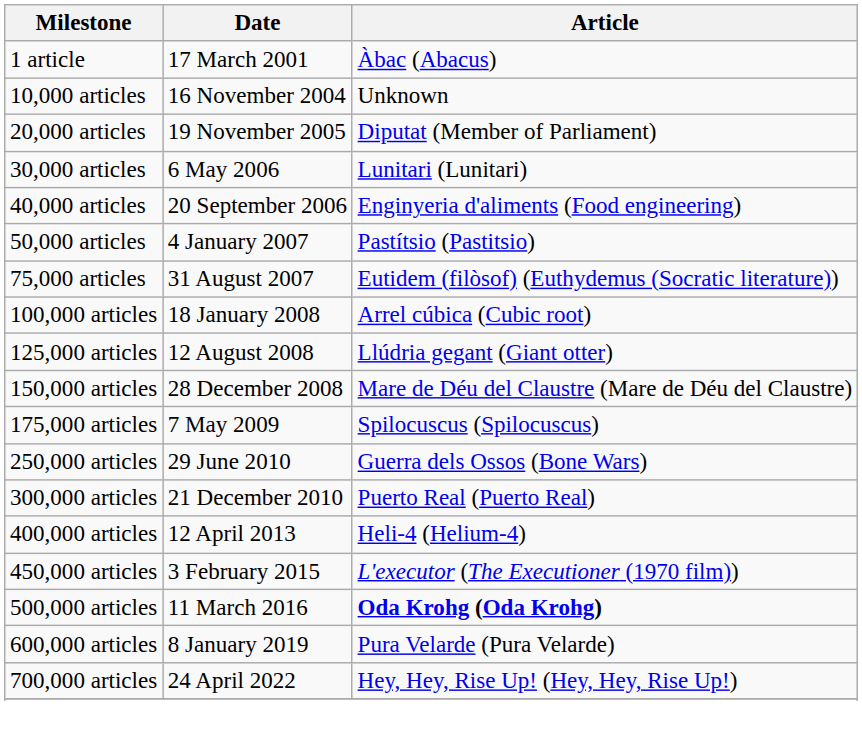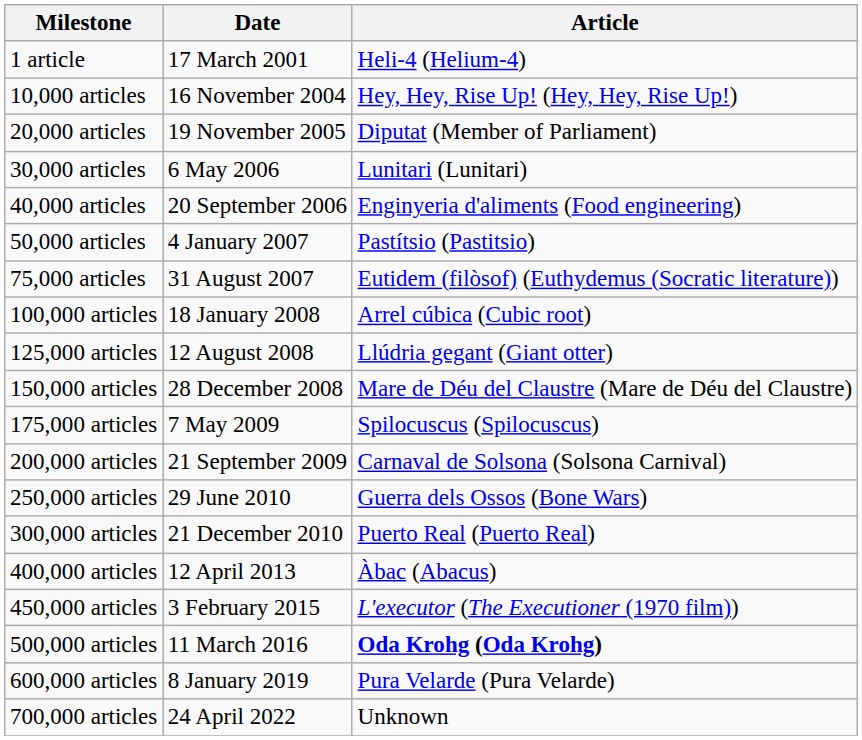(427, 59) Àbac (Abacus) -> (442, 59) Heli-4 (Helium-4)
(403, 95) Unknown -> (548, 95) Hey, Hey, Rise Up! (Hey, Hey, Rise Up!)
+ row: (84, 461)
(442, 534) Heli-4 (Helium-4) -> (427, 570) Àbac (Abacus)
(548, 680) Hey, Hey, Rise Up! (Hey, Hey, Rise Up!) -> (403, 717) Unknown
